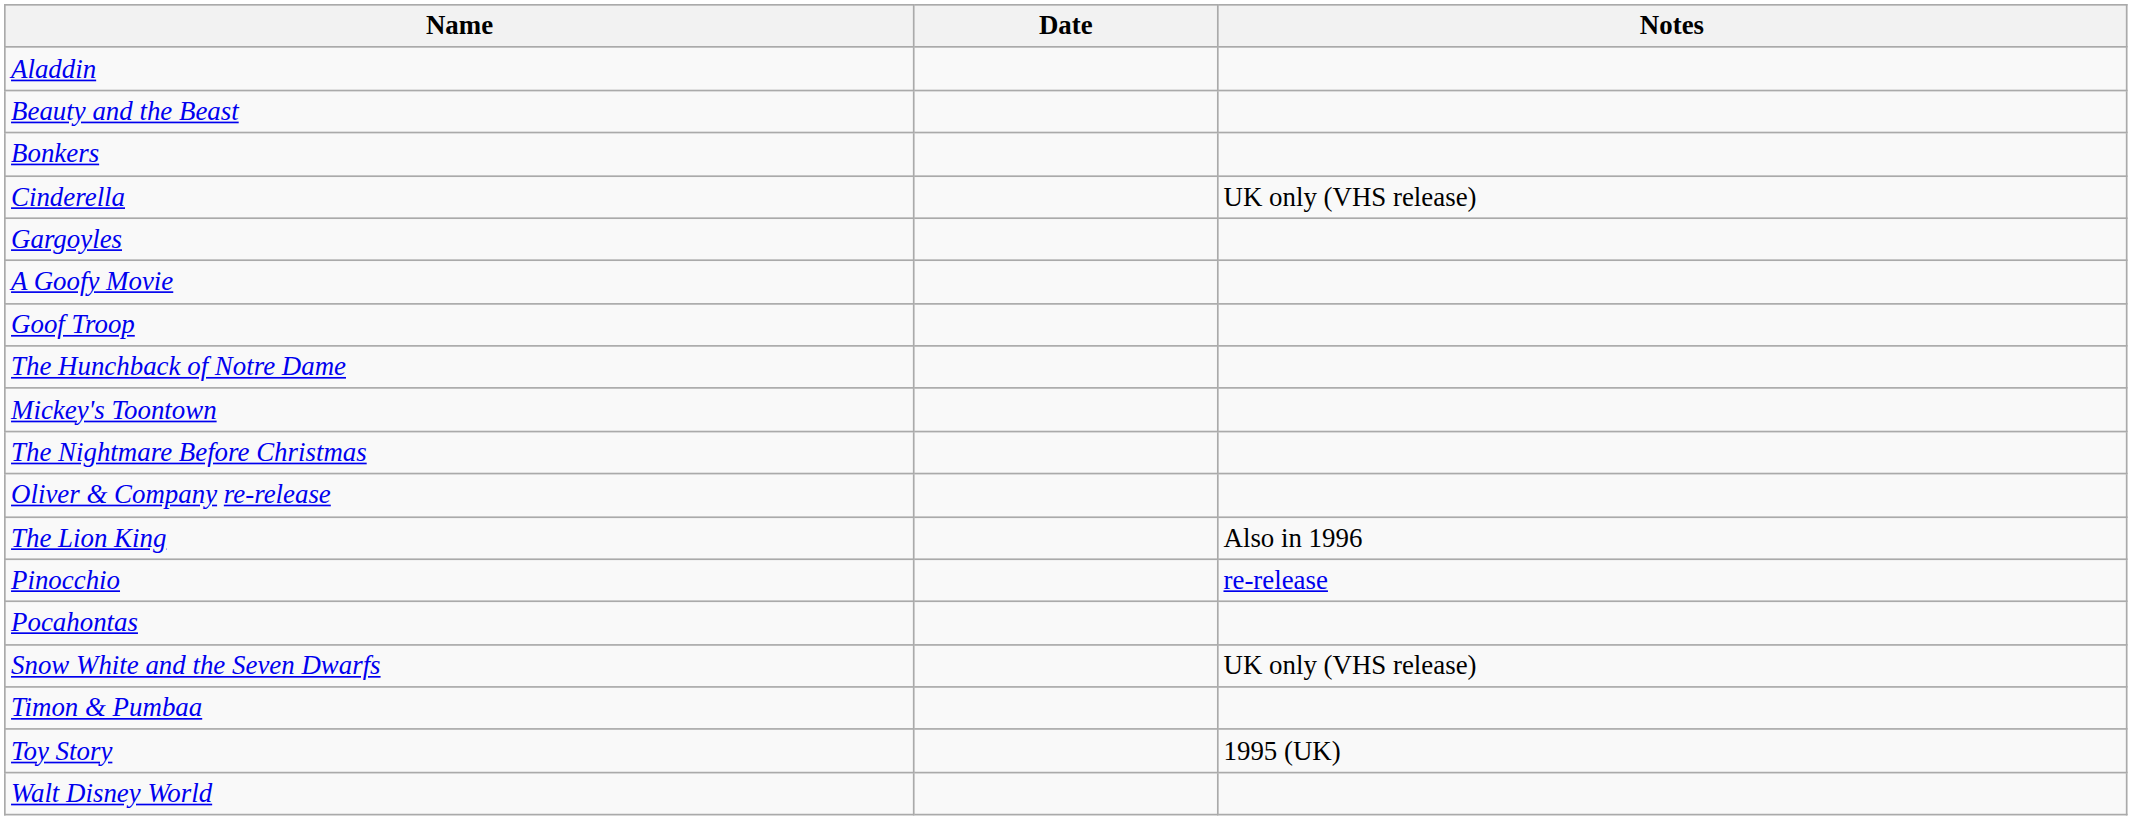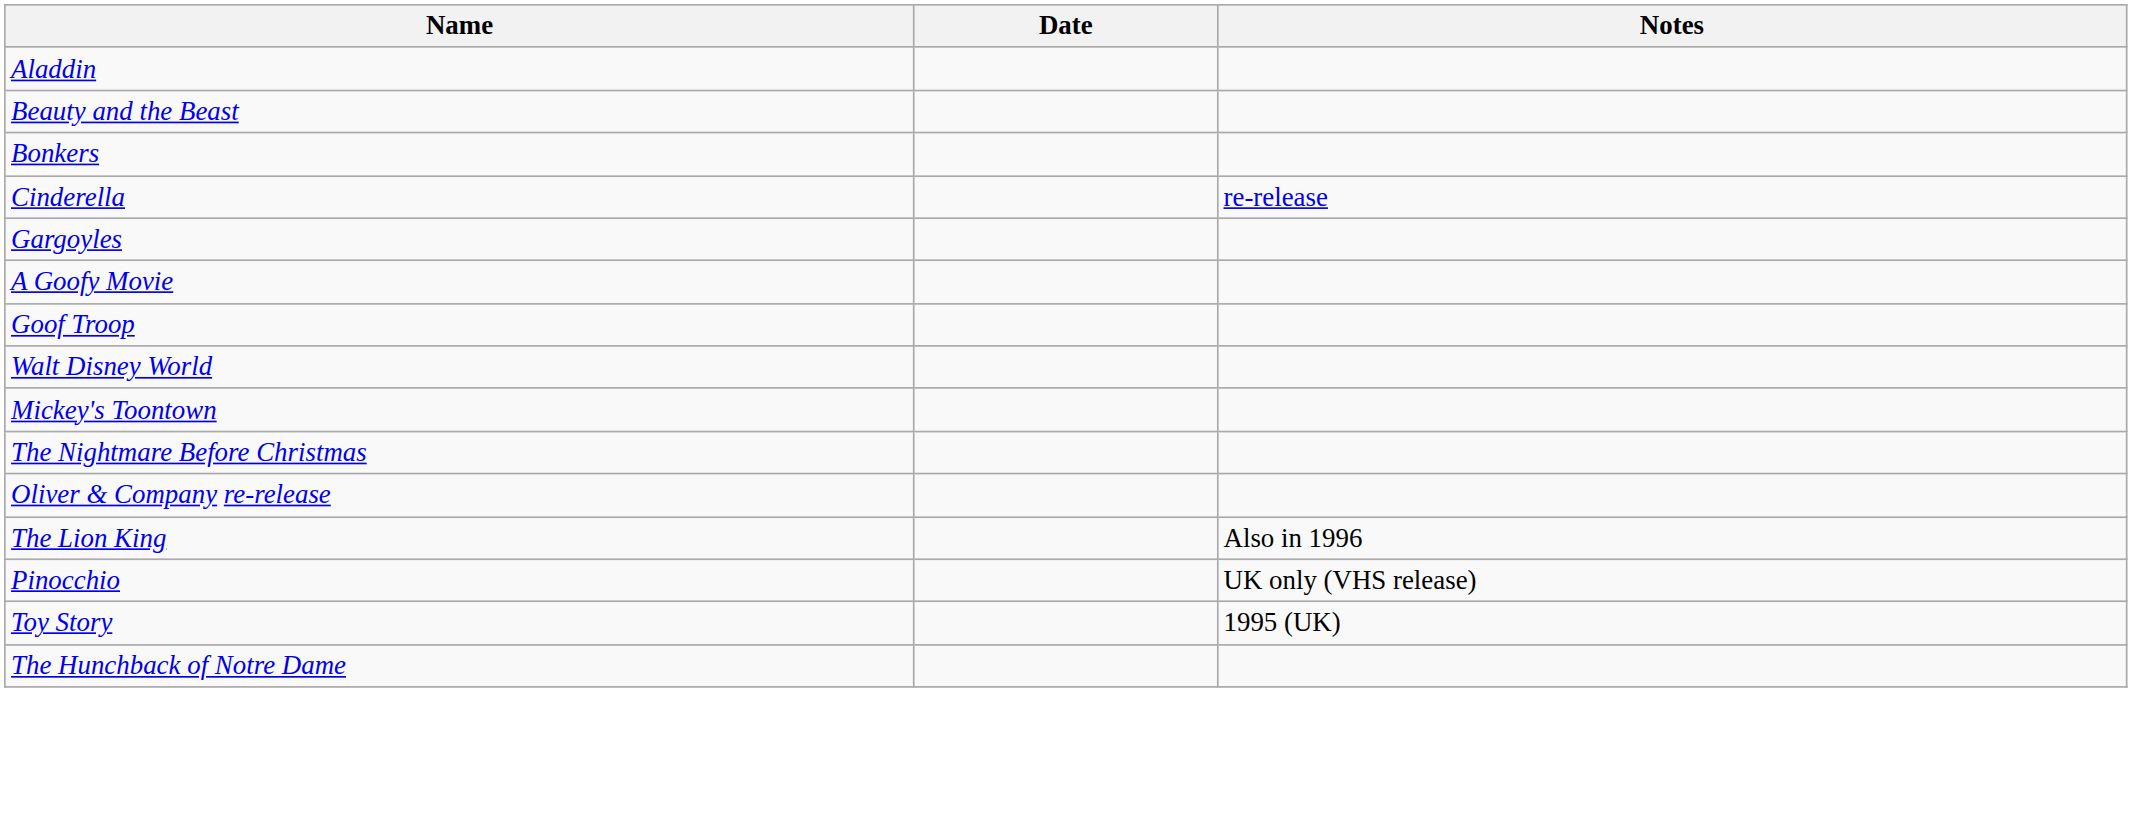(1350, 196) UK only (VHS release) -> (1276, 196) re-release
rows swapped: (179, 366) <-> (112, 793)
(1276, 580) re-release -> (1350, 580) UK only (VHS release)
- row: (74, 622)
- row: (196, 665)
- row: (107, 707)
